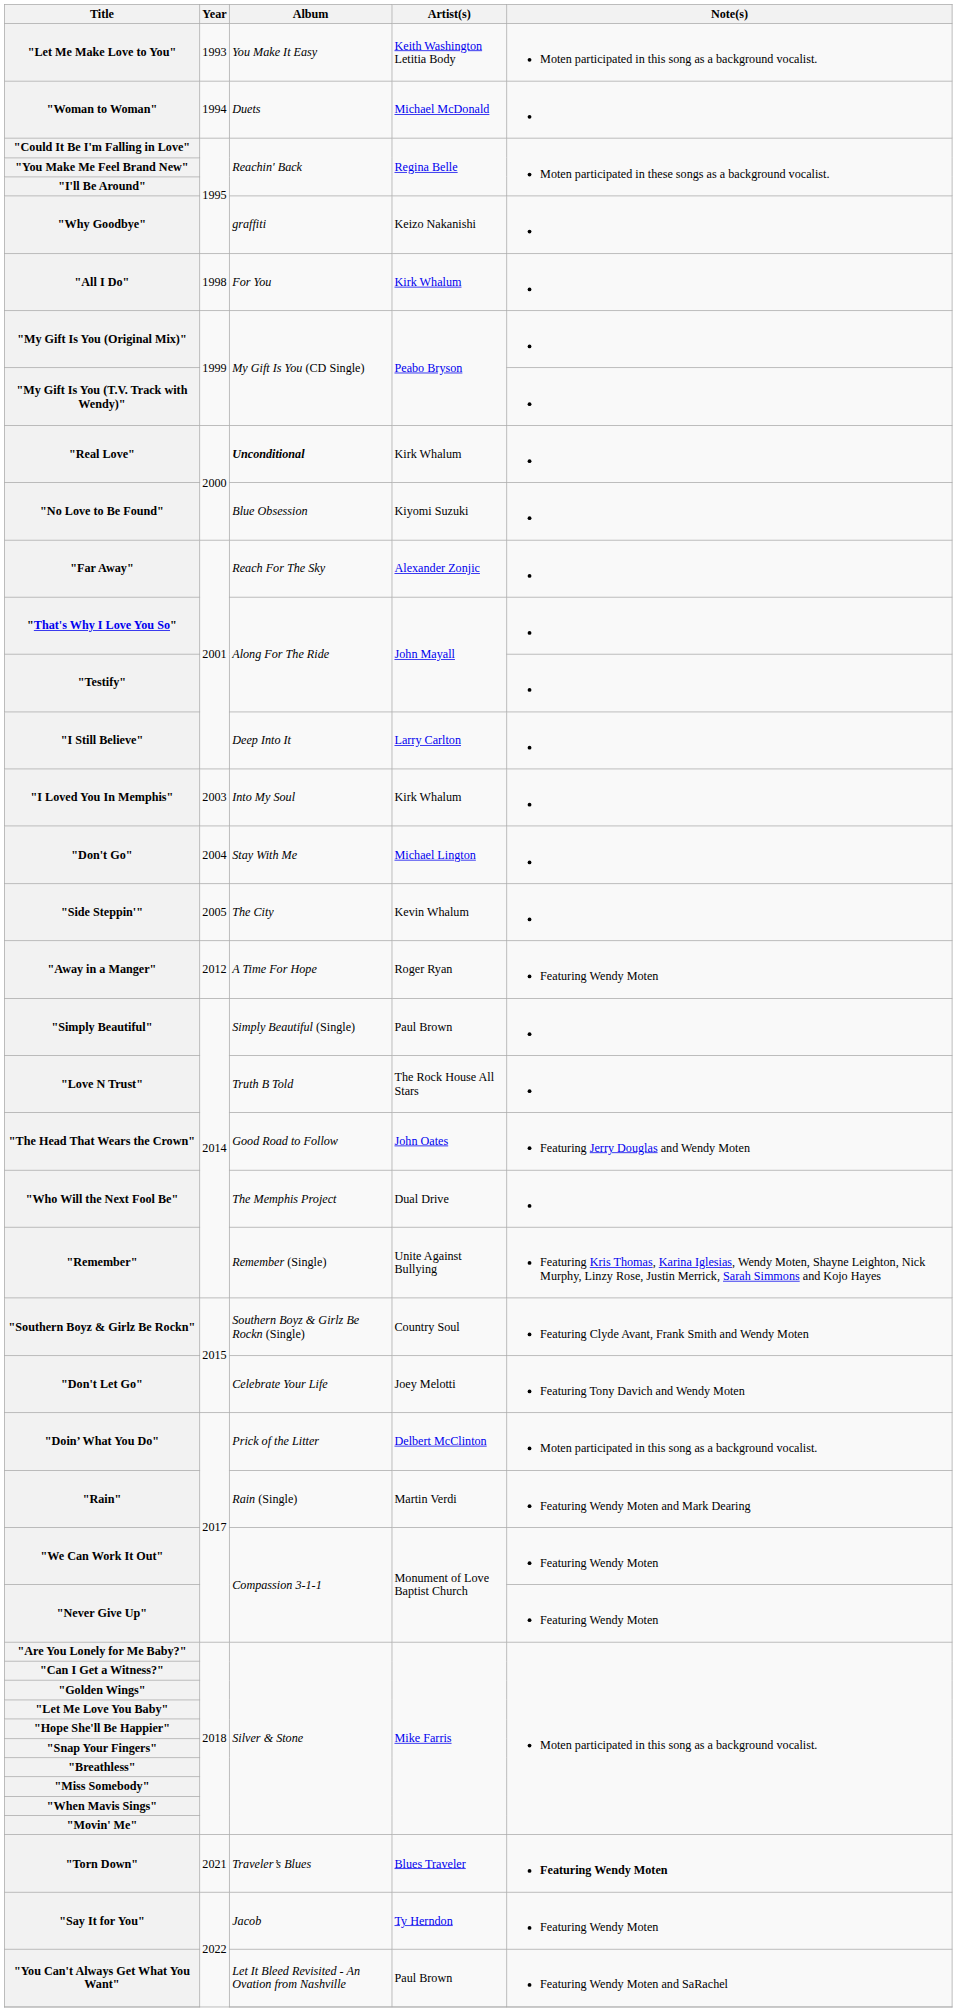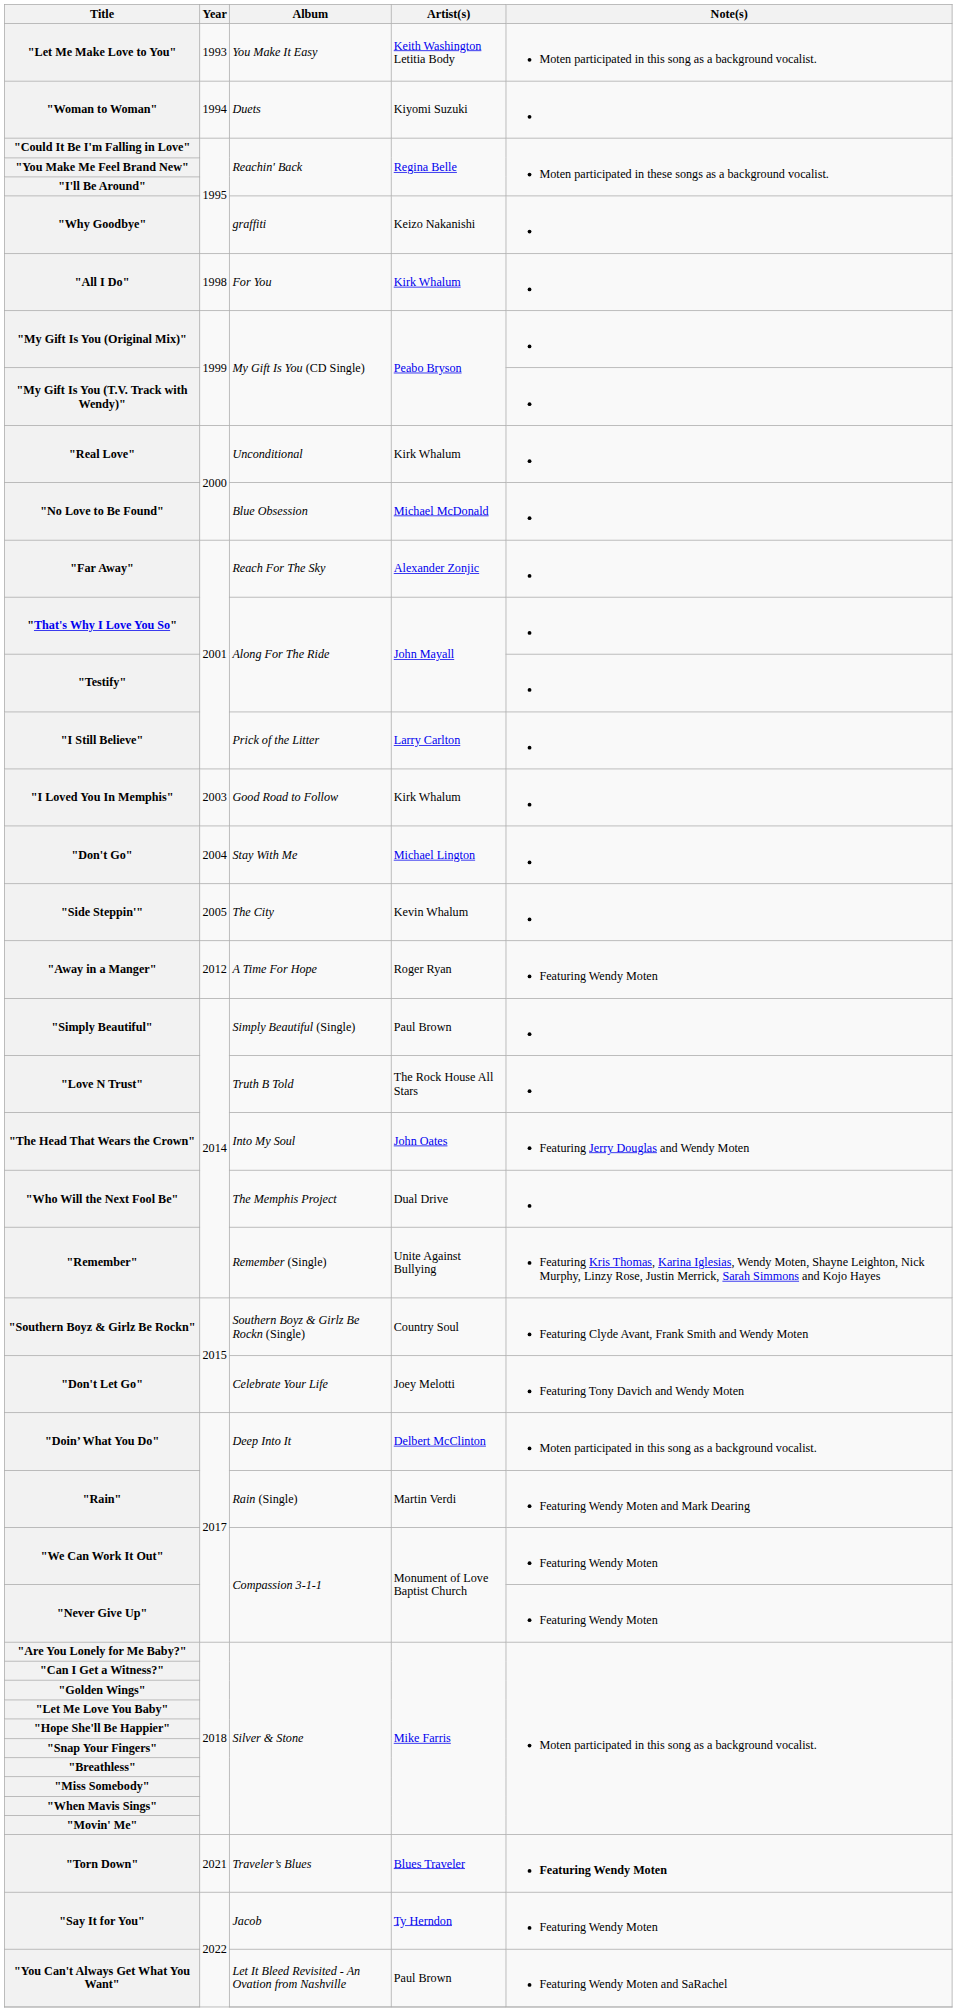(442, 109) Michael McDonald -> (431, 109) Kiyomi Suzuki
(268, 453) bold -> (268, 453) normal
(431, 511) Kiyomi Suzuki -> (441, 511) Michael McDonald
(262, 740) Deep Into It -> (276, 740) Prick of the Litter
(264, 797) Into My Soul -> (285, 797) Good Road to Follow
(285, 1141) Good Road to Follow -> (264, 1141) Into My Soul
(276, 1441) Prick of the Litter -> (262, 1441) Deep Into It
